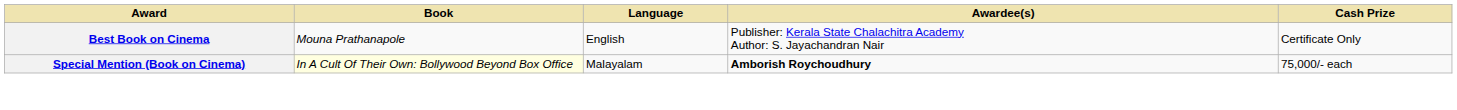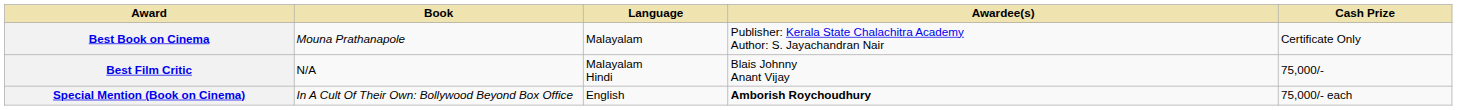(605, 38) English -> (614, 38) Malayalam
+ row: (149, 70)
(435, 63) lightyellow background -> (435, 95) no background
(614, 63) Malayalam -> (605, 95) English
